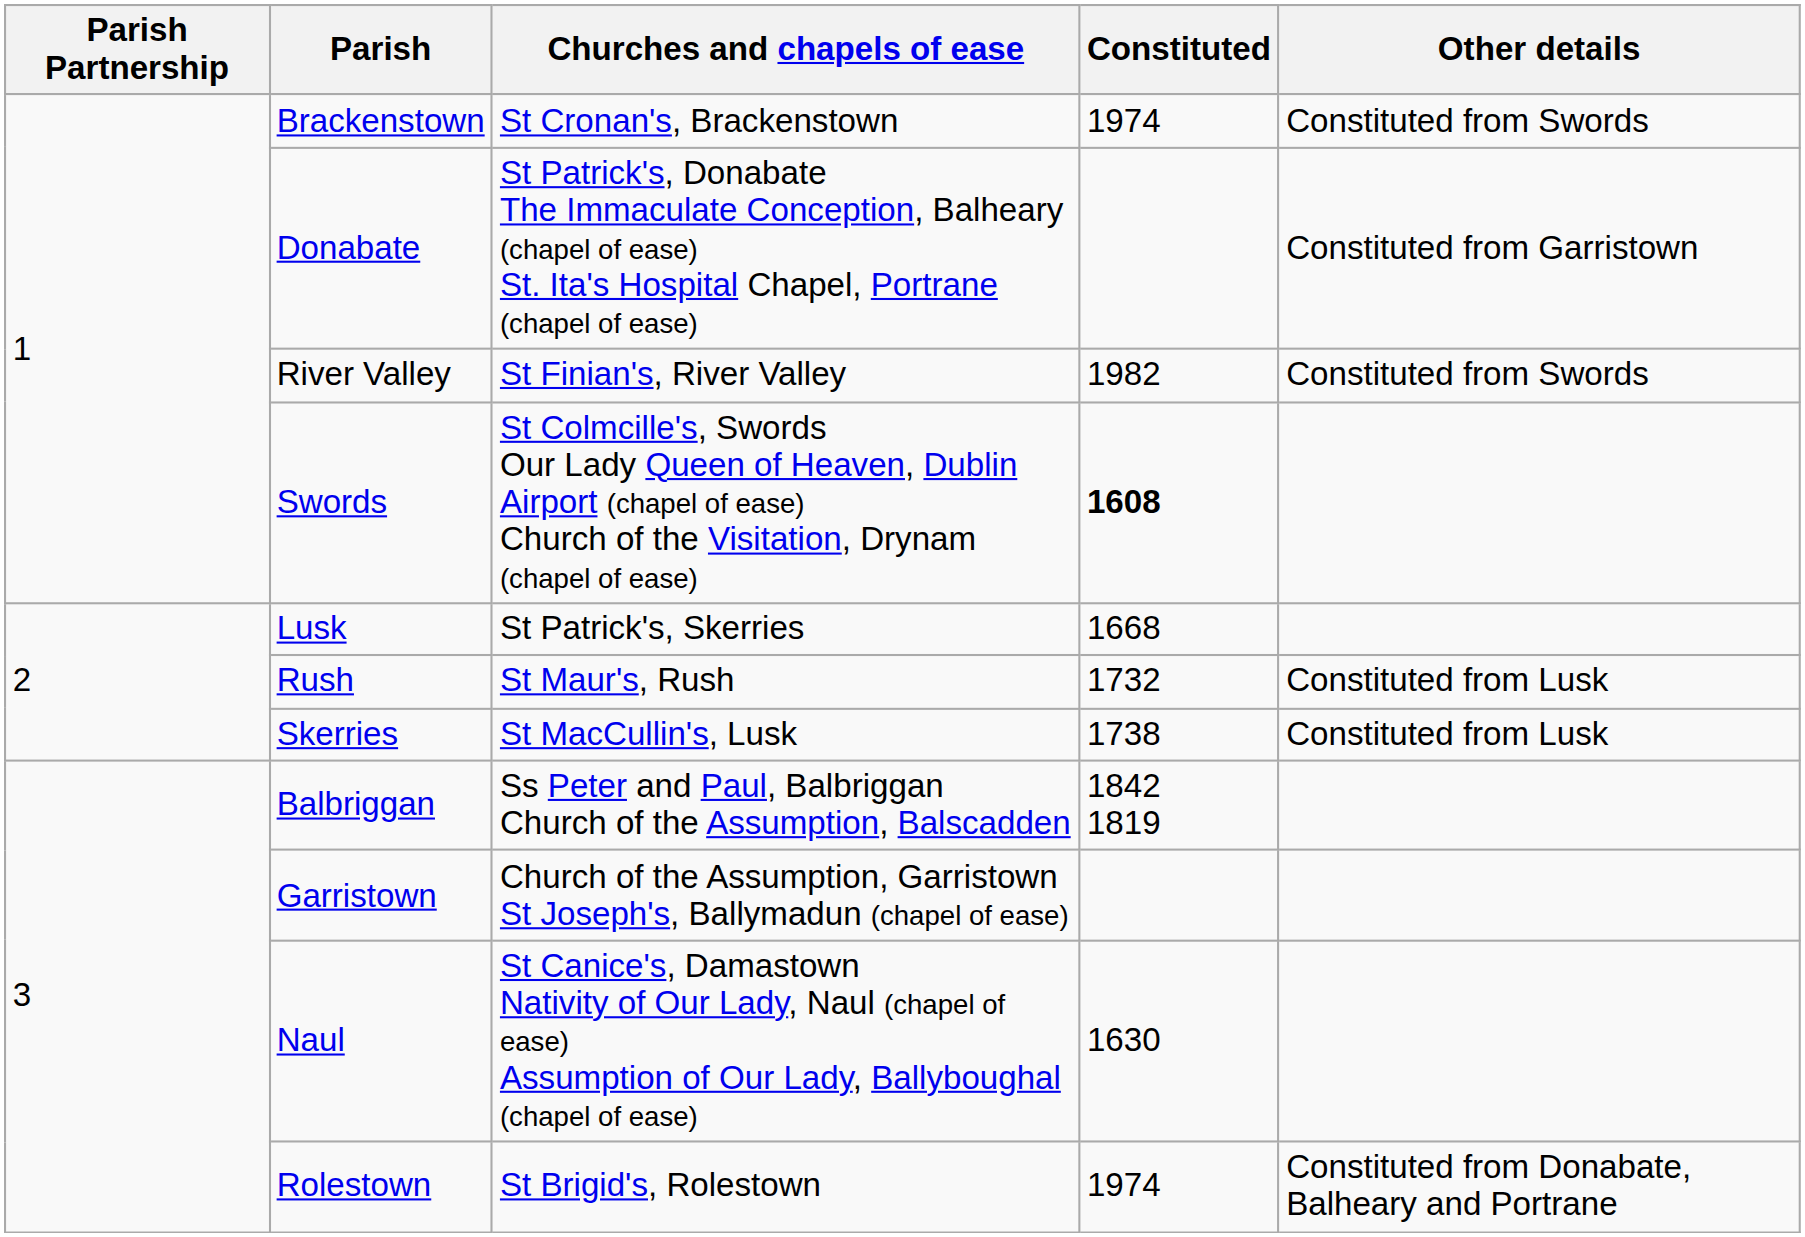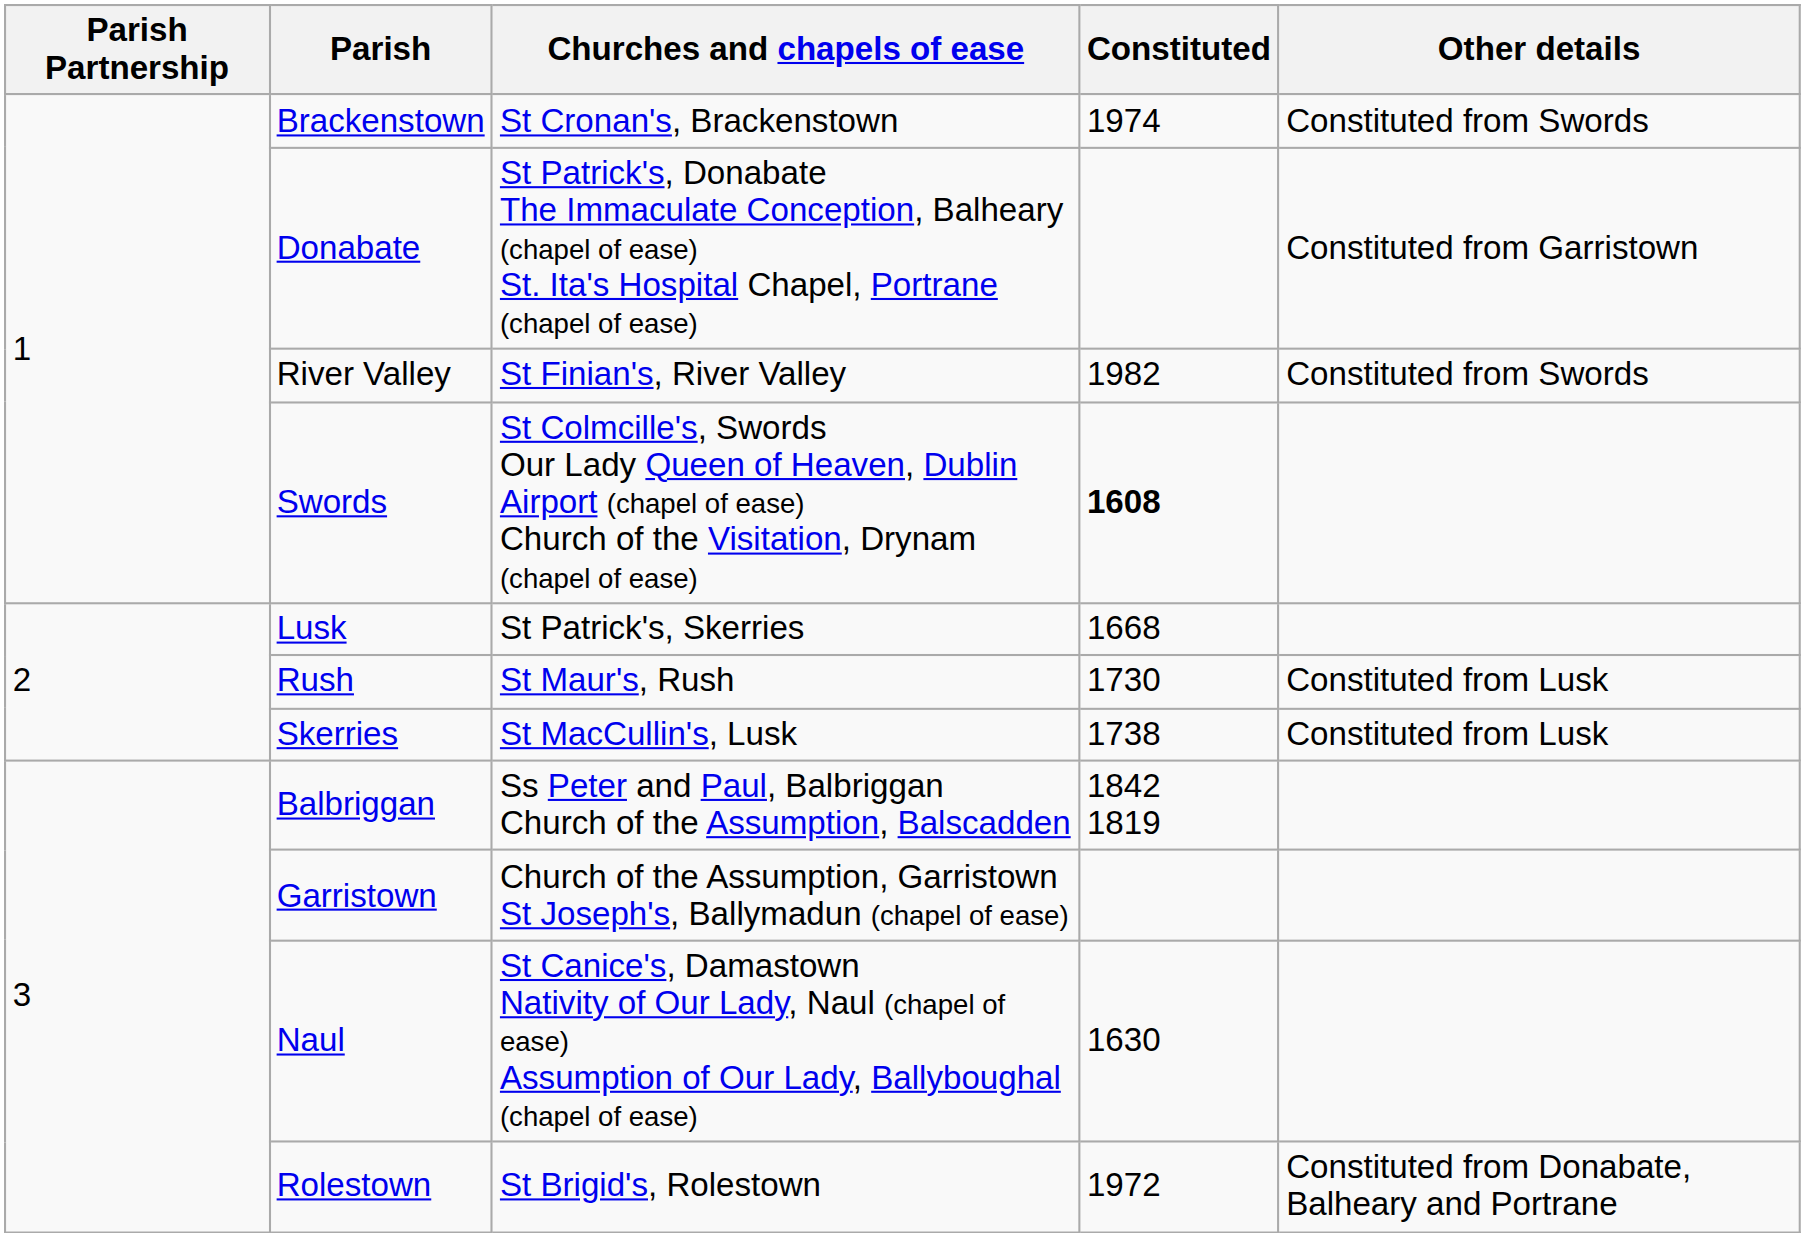(1124, 681) 1732 -> (1124, 681) 1730
(1124, 1186) 1974 -> (1124, 1186) 1972
